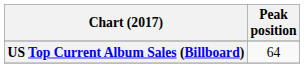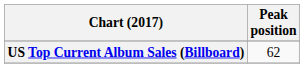(274, 52) 64 -> (274, 52) 62
